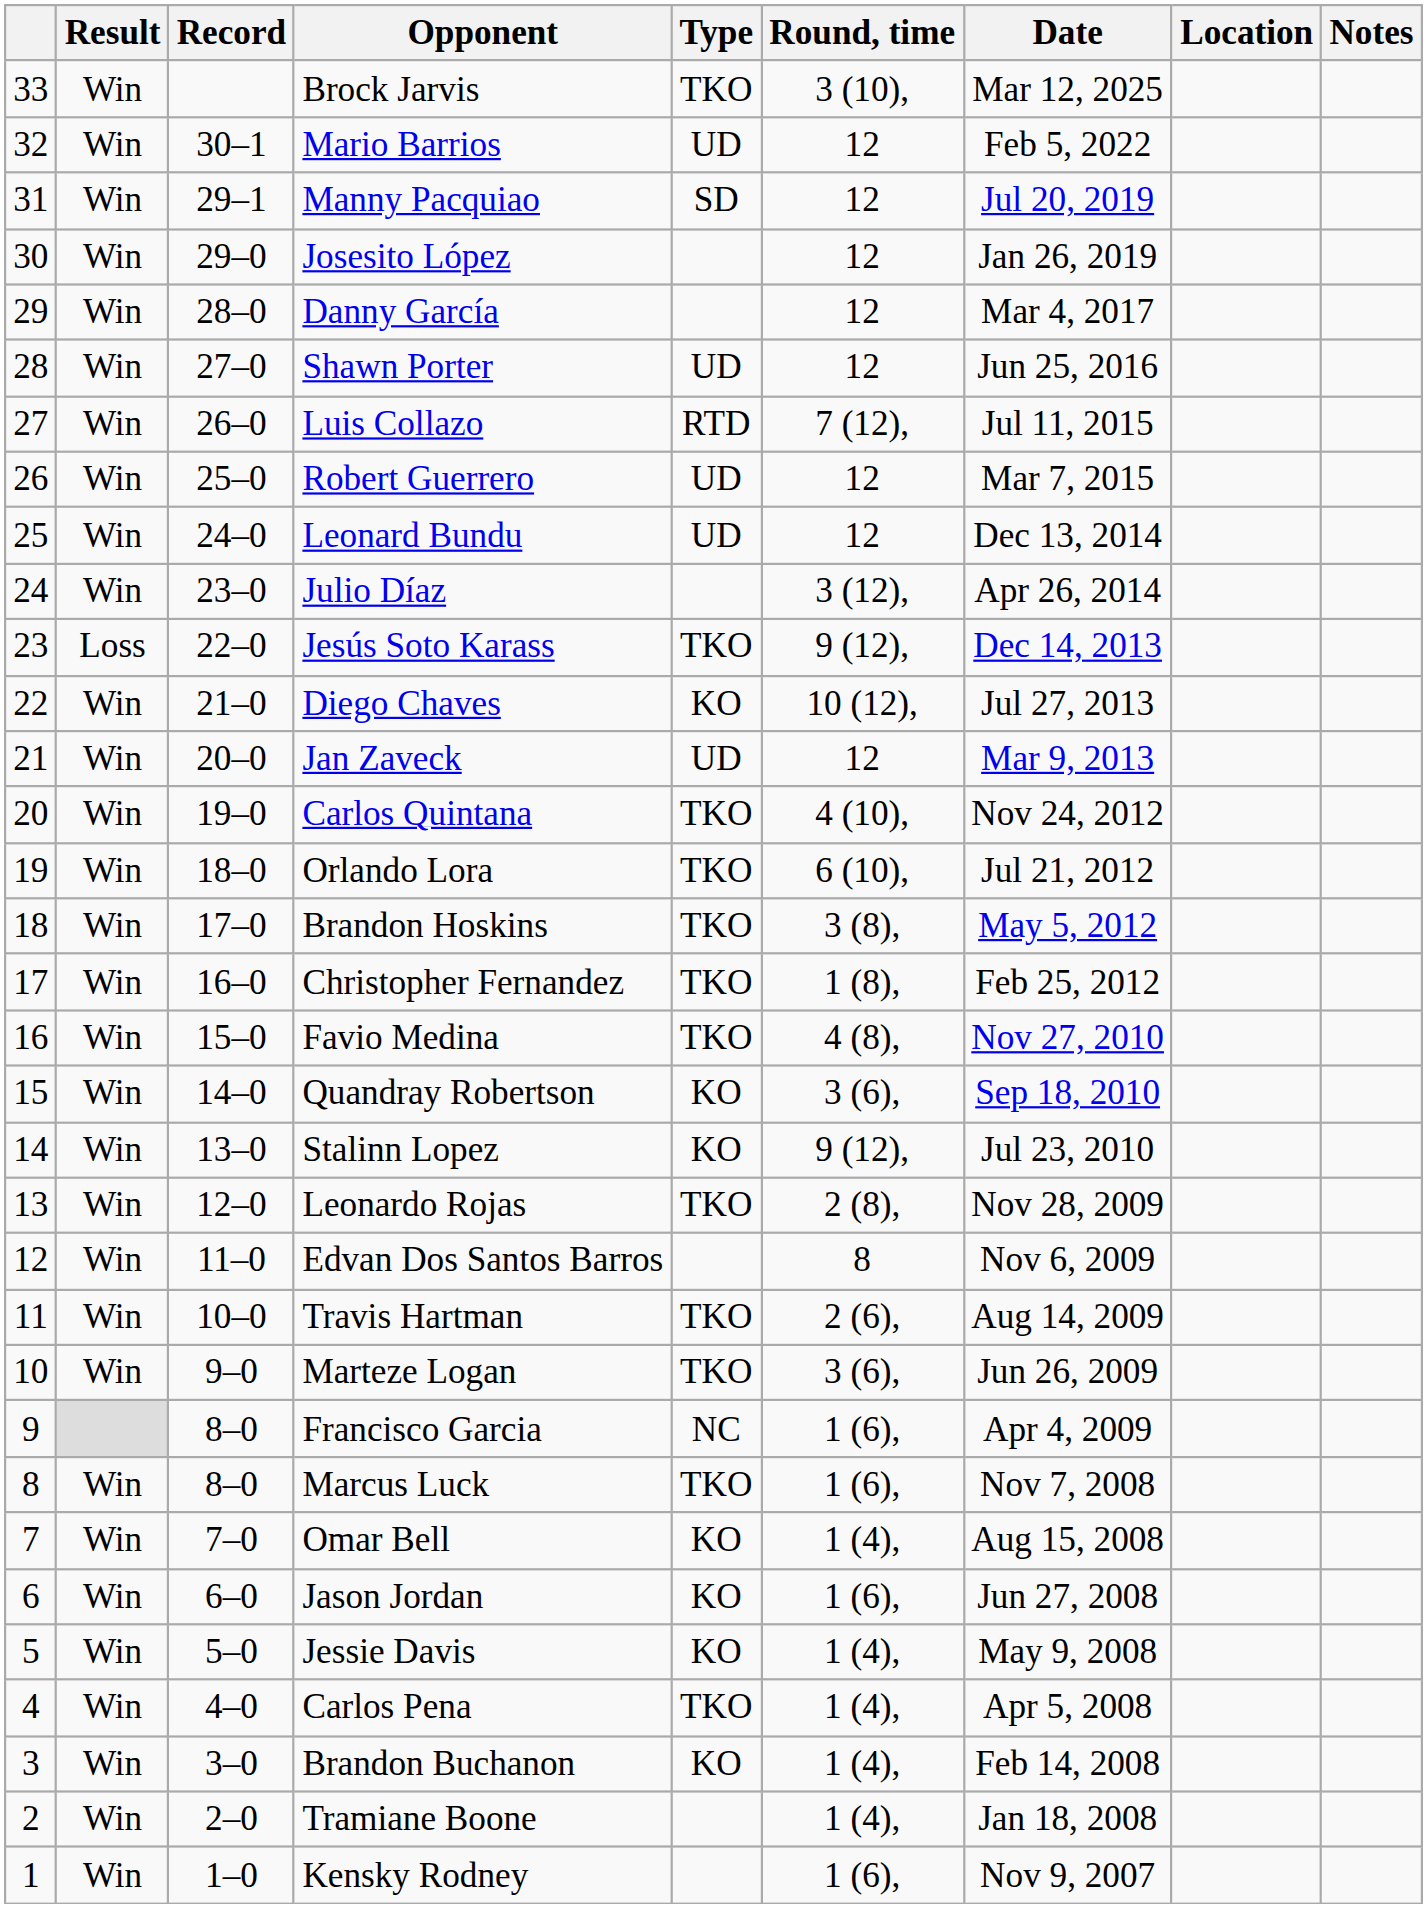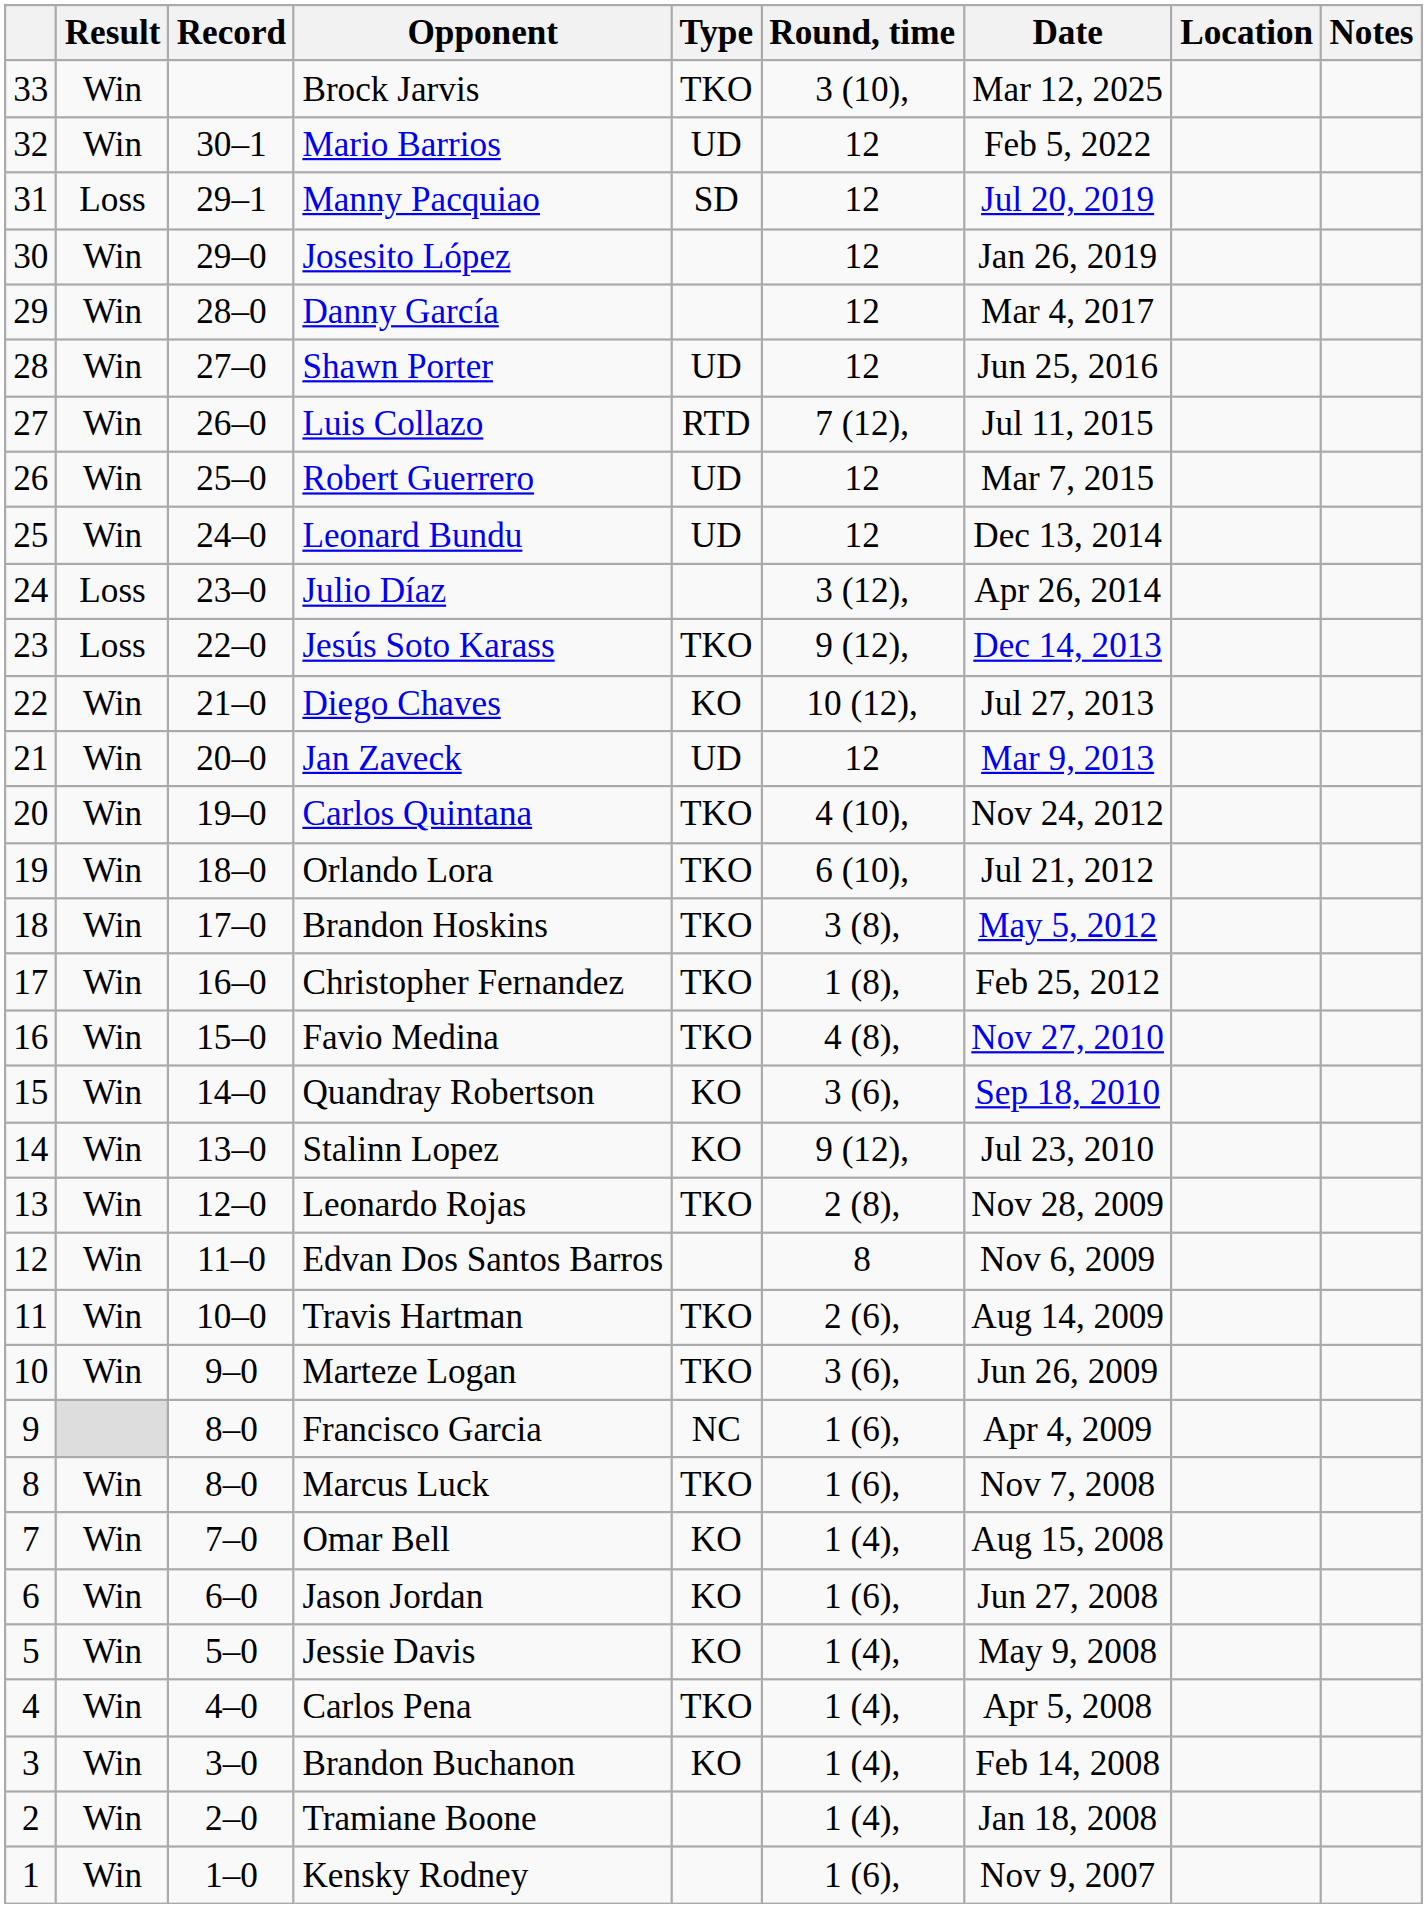(113, 199) Win -> (113, 199) Loss
(113, 590) Win -> (113, 590) Loss
